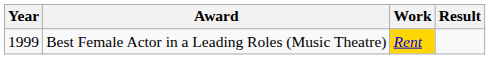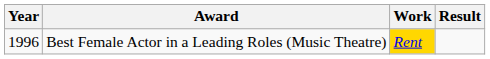(24, 41) 1999 -> (24, 41) 1996
